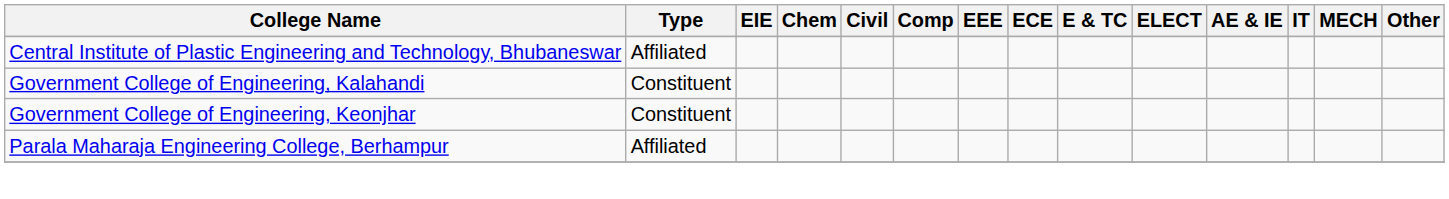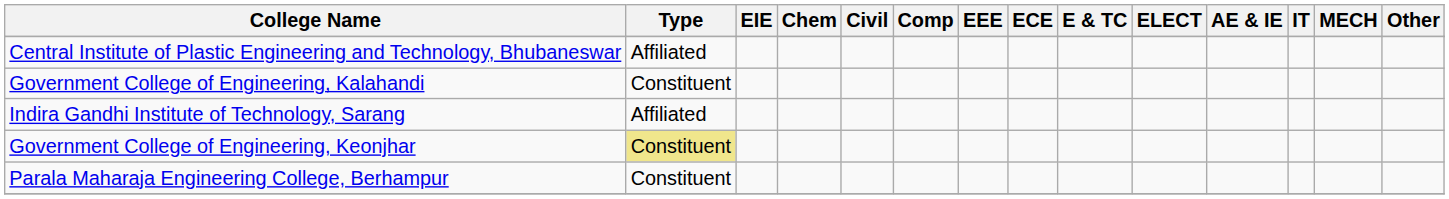+ row: (207, 115)
(681, 115) no background -> (681, 146) khaki background
(669, 146) Affiliated -> (681, 178) Constituent
